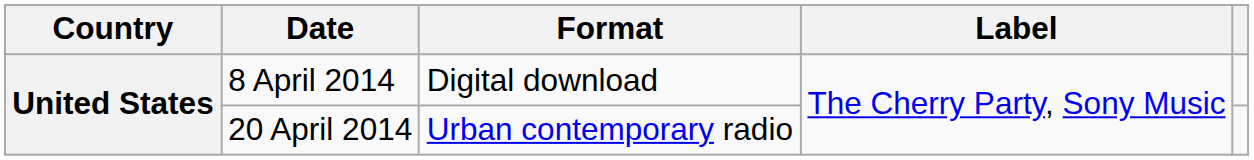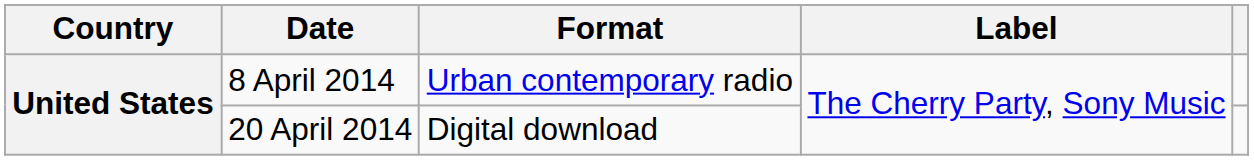(542, 79) Digital download -> (610, 79) Urban contemporary radio
(610, 129) Urban contemporary radio -> (542, 129) Digital download
